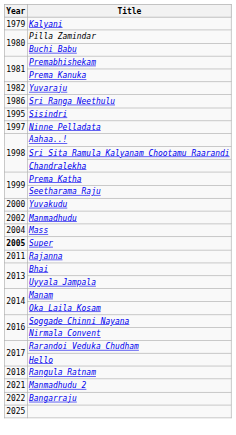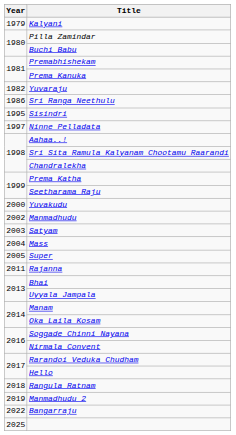+ row: (43, 230)
(16, 243) bold -> (16, 256) normal
(16, 386) 2021 -> (16, 398) 2019
